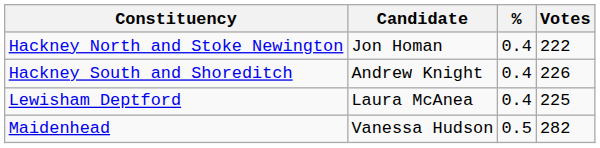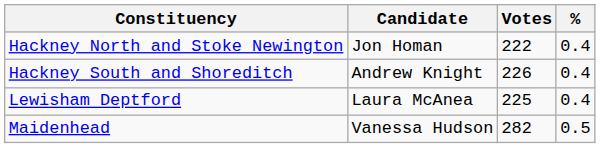columns swapped: (565, 18) <-> (517, 18)
